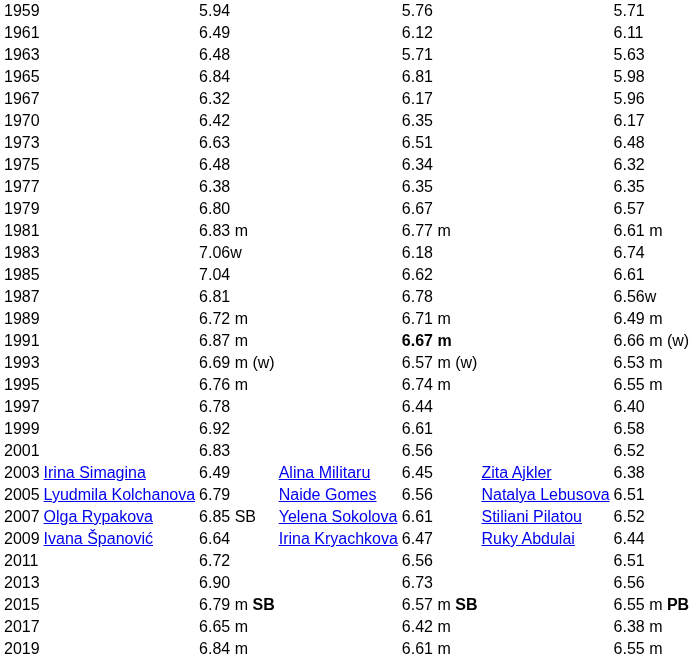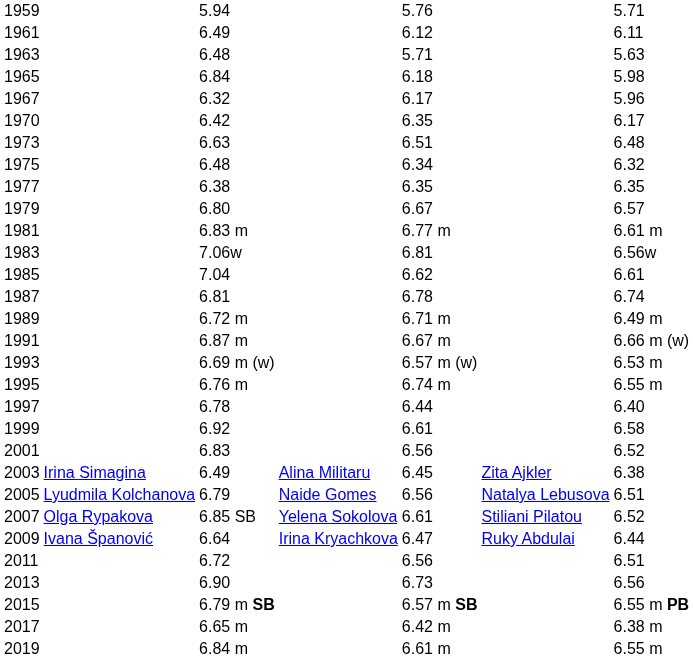(417, 76) 6.81 -> (417, 76) 6.18
(417, 252) 6.18 -> (417, 252) 6.81
(629, 252) 6.74 -> (635, 252) 6.56w
(635, 296) 6.56w -> (629, 296) 6.74
(427, 340) bold -> (426, 340) normal
